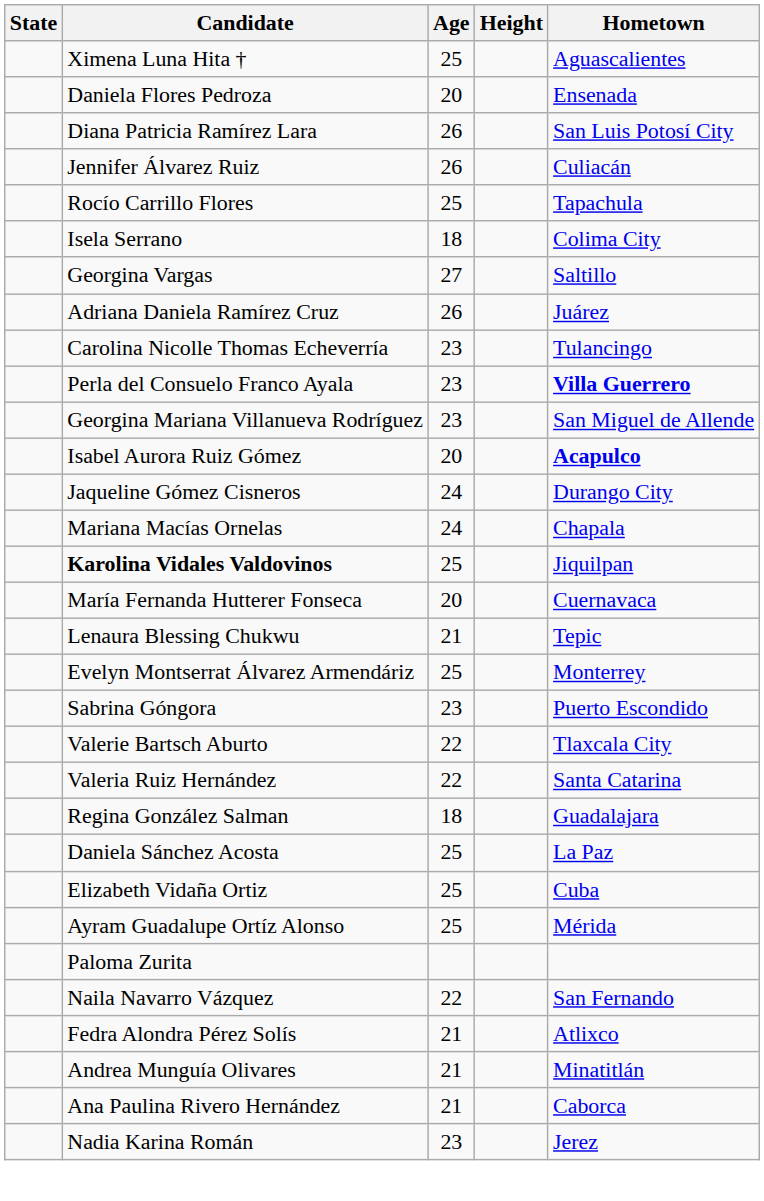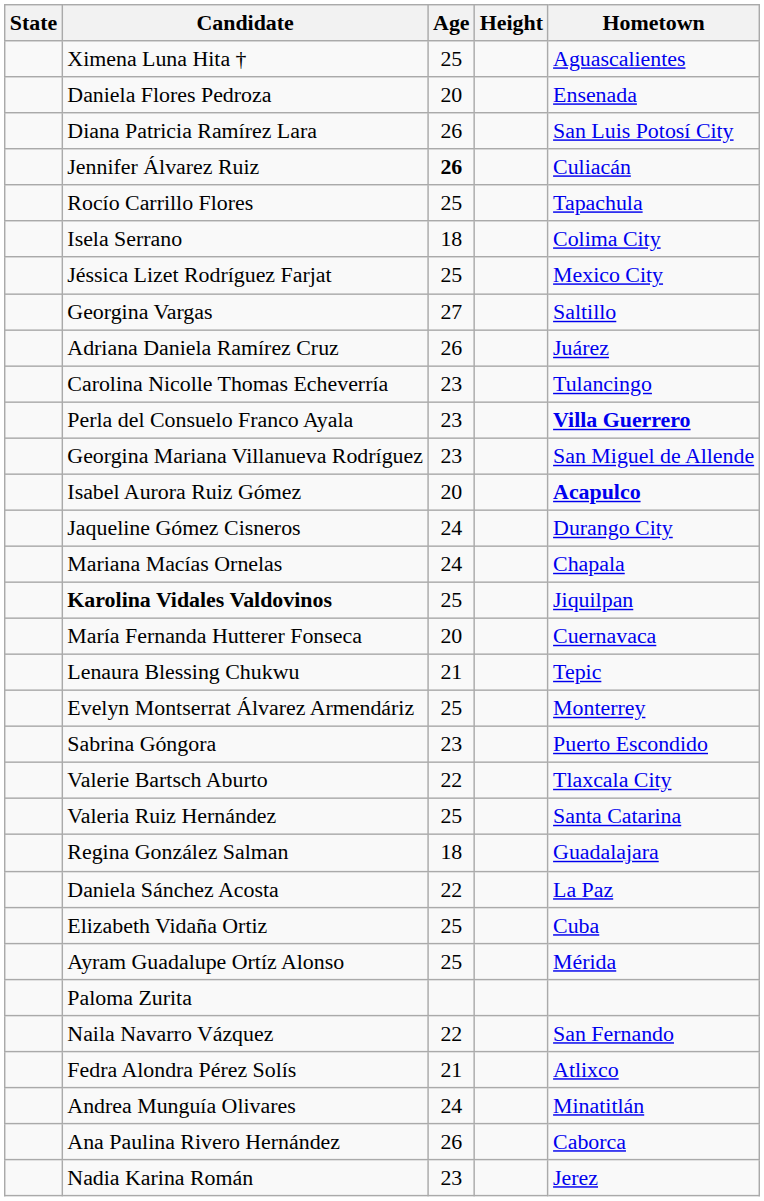(451, 167) normal -> (451, 167) bold
+ row: (199, 275)
(451, 780) 22 -> (451, 816) 25
(451, 852) 25 -> (451, 888) 22
(451, 1069) 21 -> (451, 1105) 24
(451, 1105) 21 -> (451, 1141) 26
